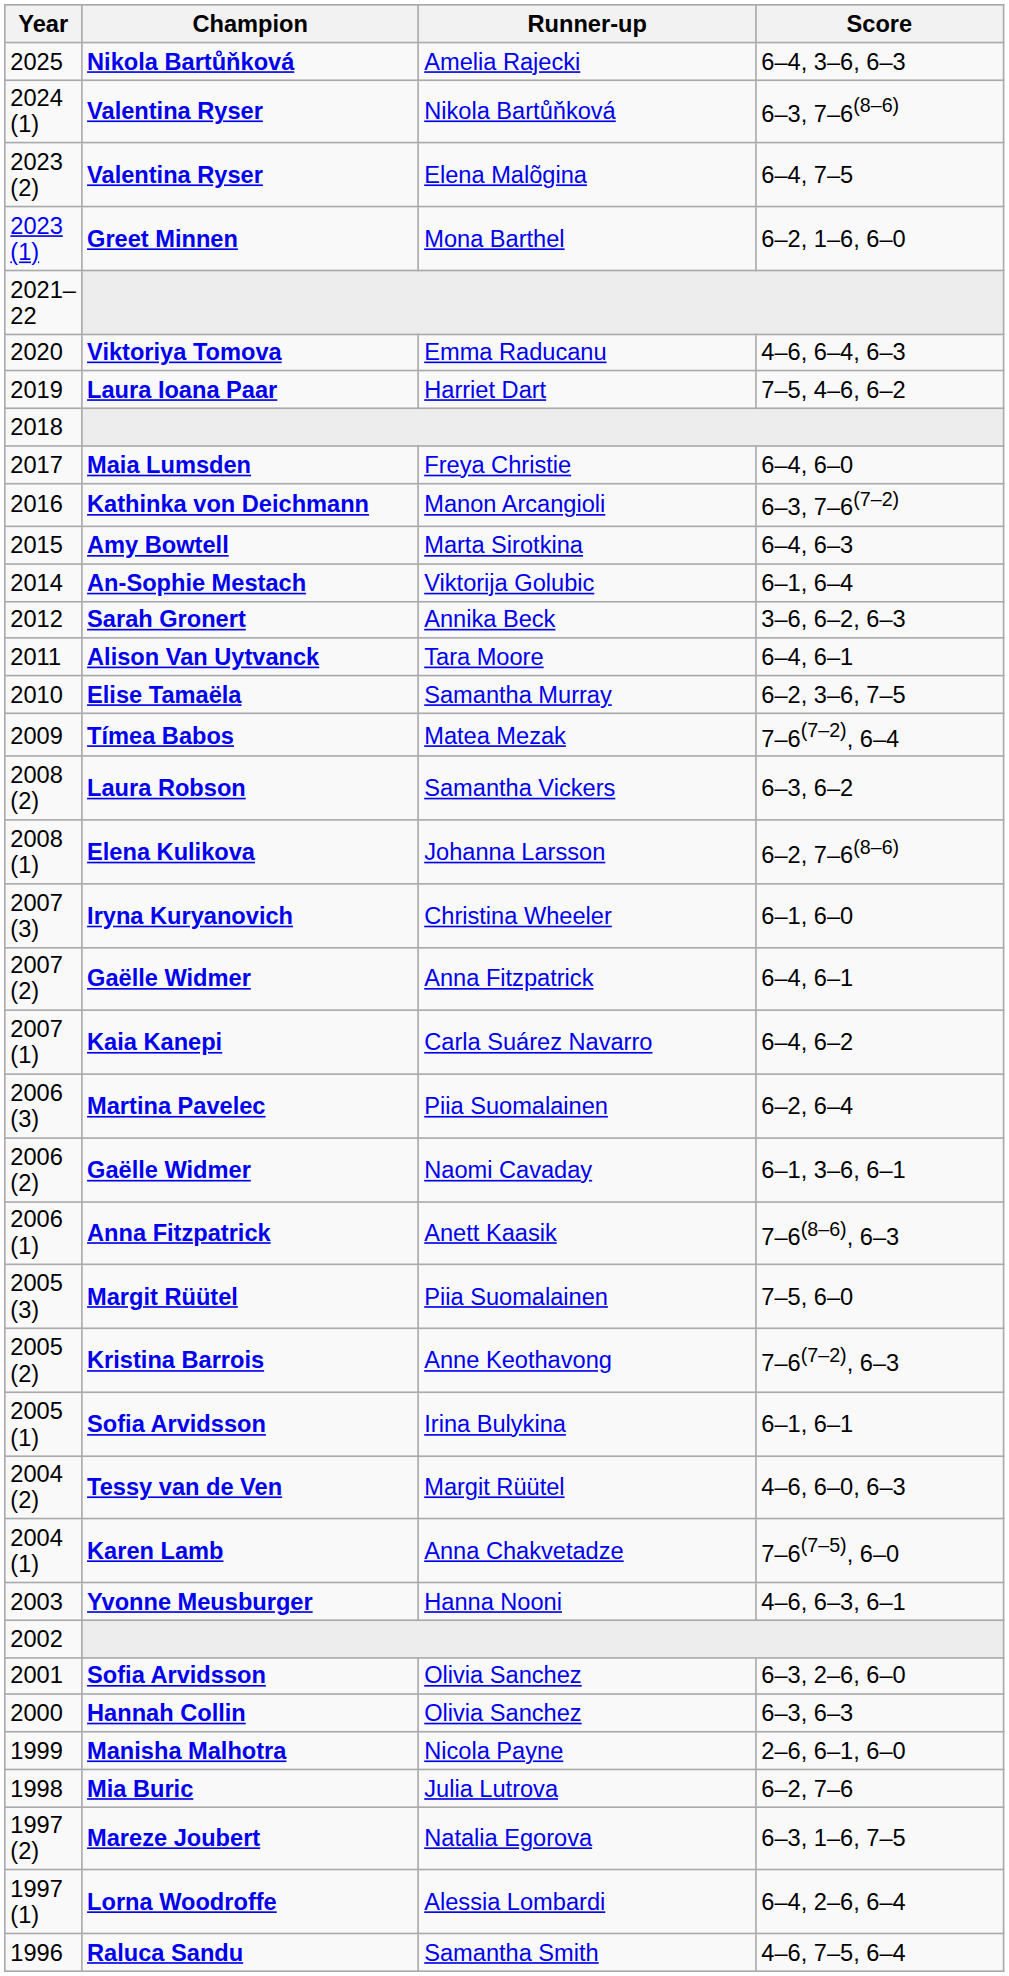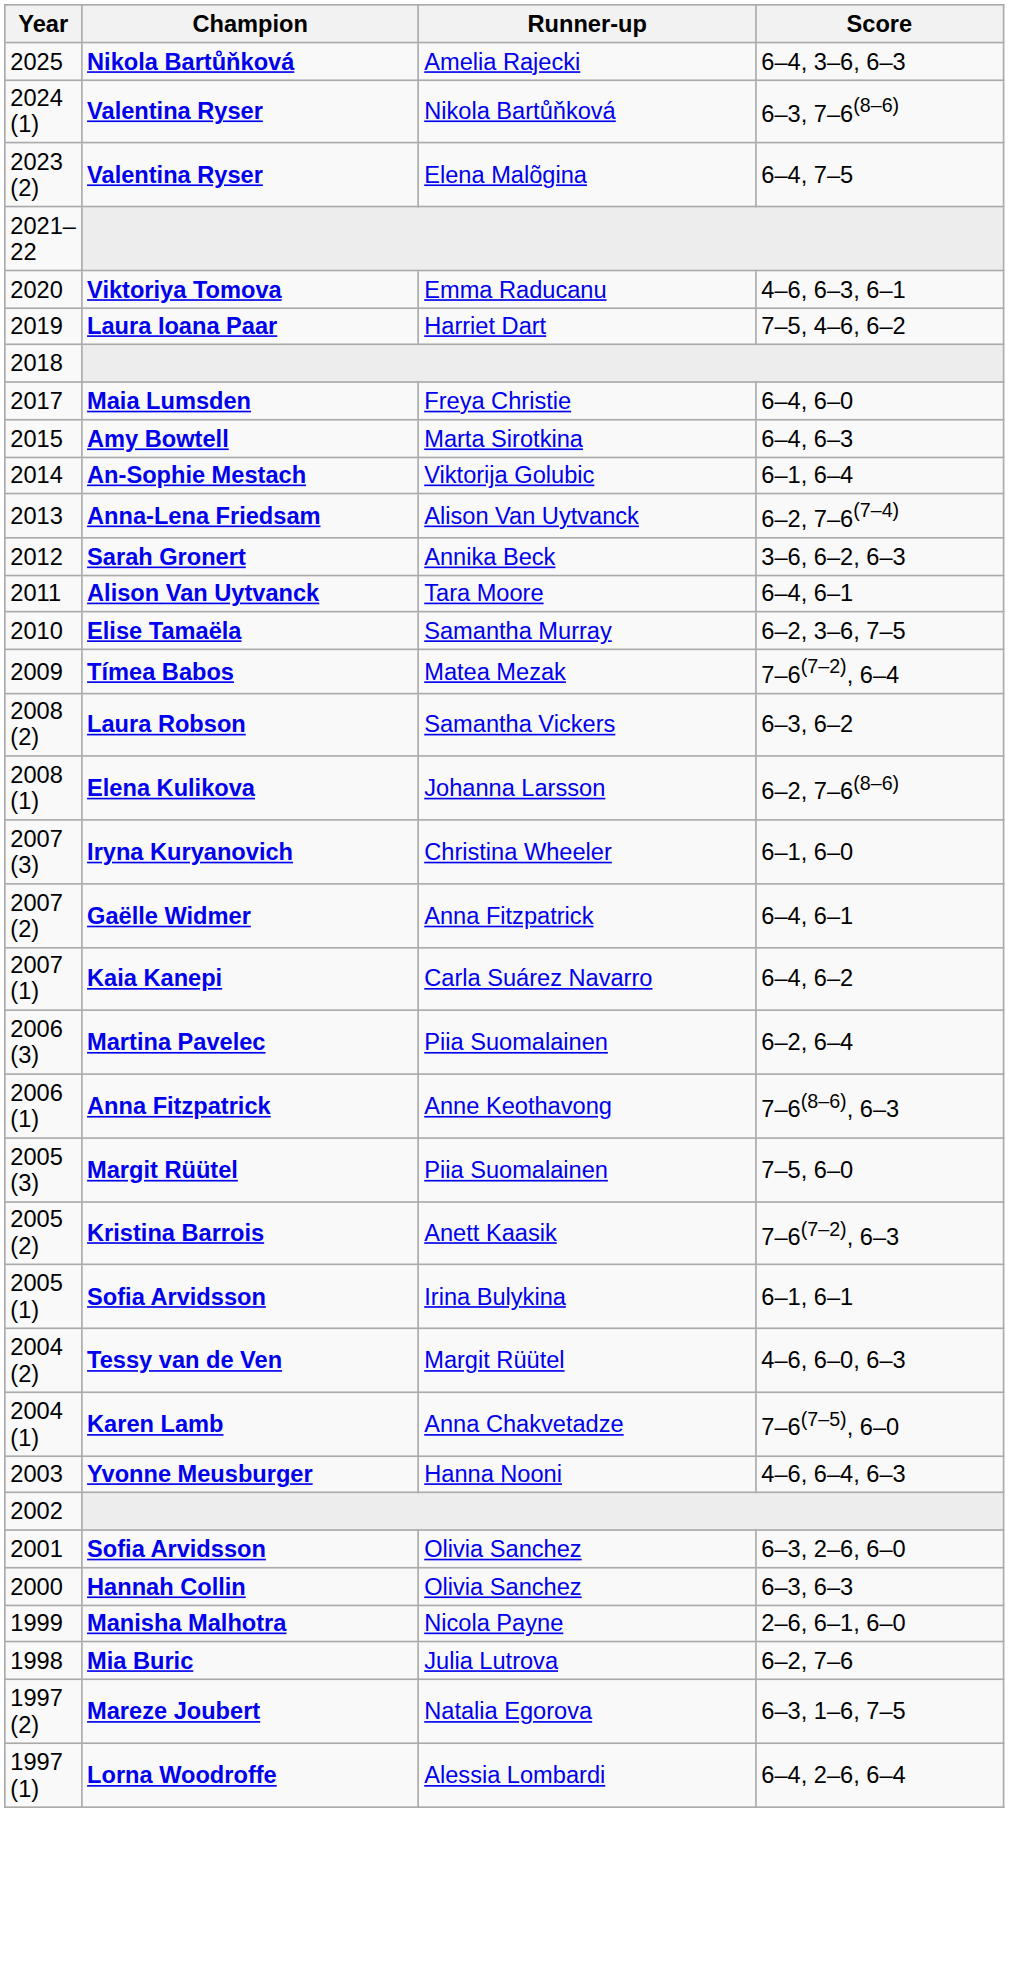- row: (37, 239)
(834, 353) 4–6, 6–4, 6–3 -> (834, 289) 4–6, 6–3, 6–1
- row: (37, 505)
+ row: (37, 516)
- row: (37, 1170)
(490, 1234) Anett Kaasik -> (518, 1106) Anne Keothavong
(518, 1361) Anne Keothavong -> (490, 1234) Anett Kaasik
(834, 1602) 4–6, 6–3, 6–1 -> (834, 1475) 4–6, 6–4, 6–3
- row: (37, 1953)
